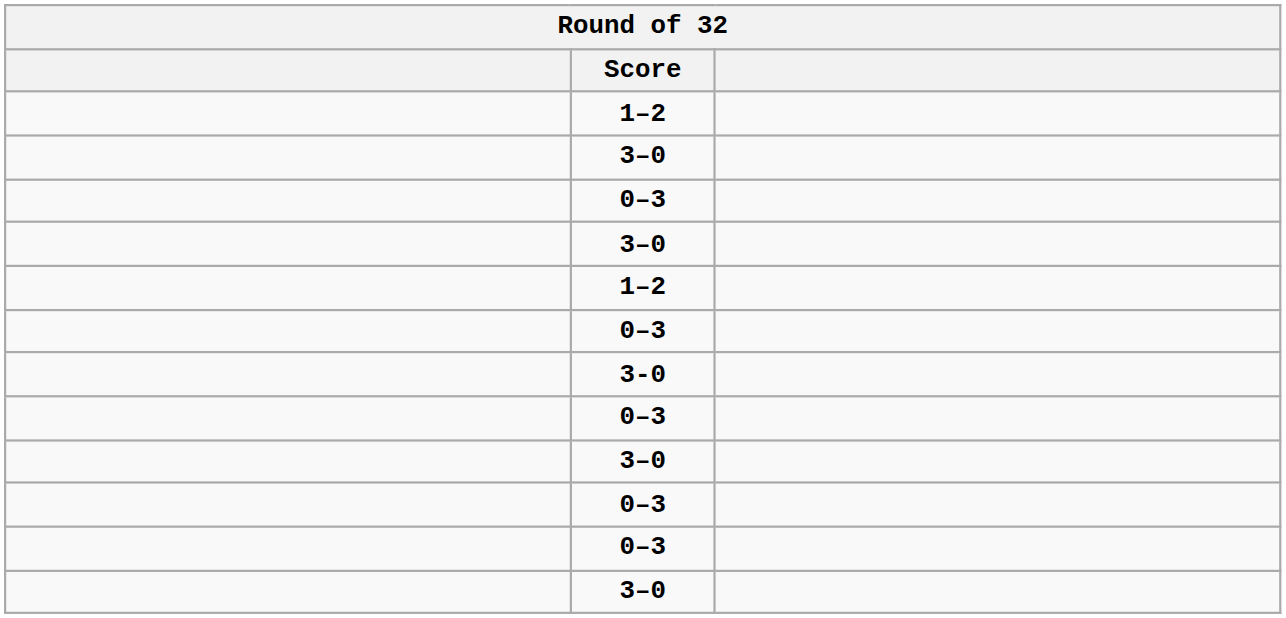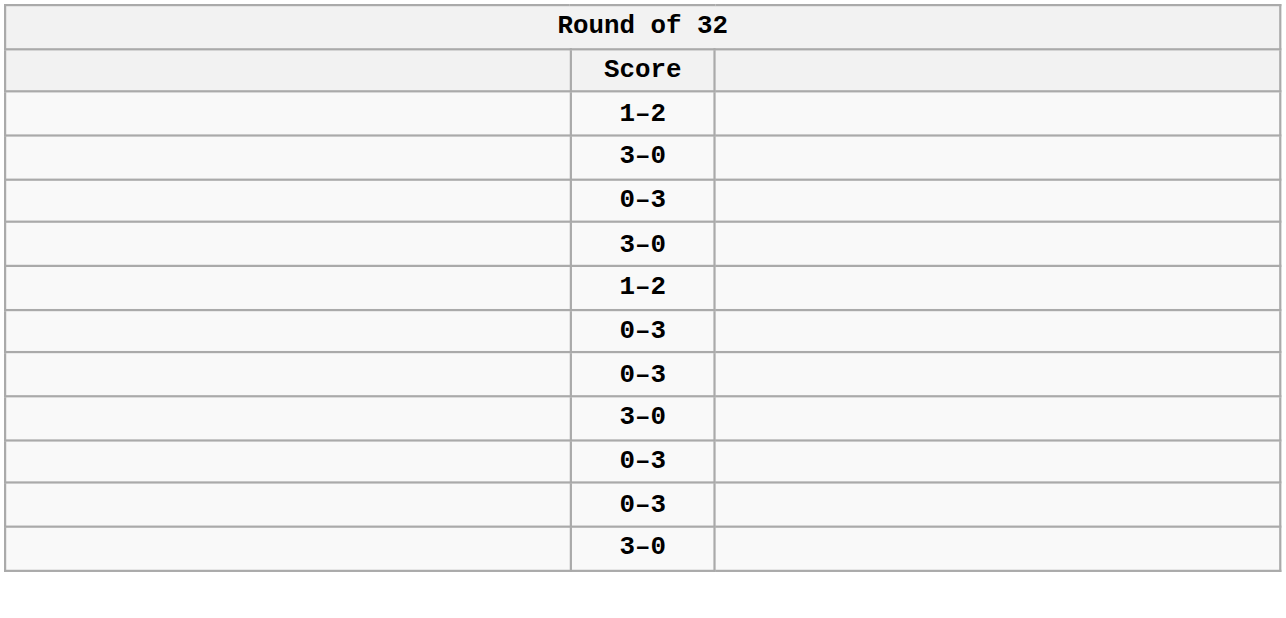- row: (288, 374)
